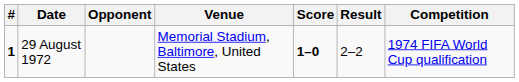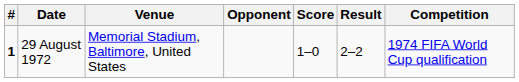columns swapped: (224, 15) <-> (120, 15)
(308, 51) bold -> (308, 51) normal
